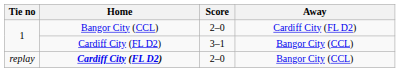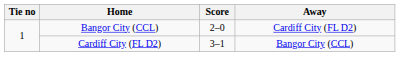- row: (22, 59)
